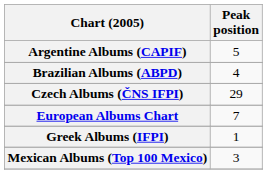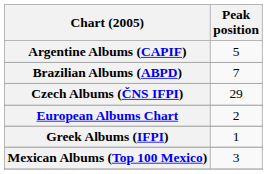(236, 72) 4 -> (236, 72) 7
(236, 115) 7 -> (236, 115) 2
